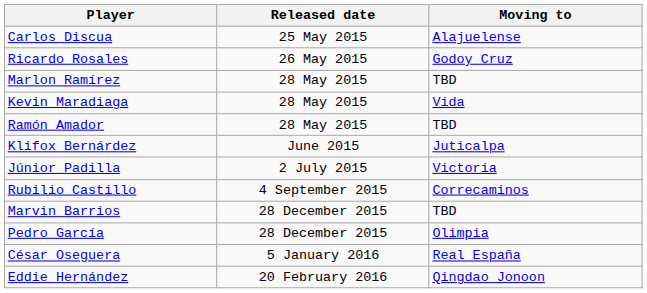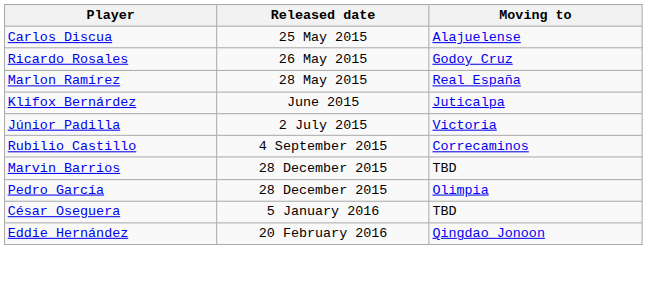(445, 81) TBD -> (477, 81) Real España
- row: (68, 103)
- row: (56, 125)
(477, 255) Real España -> (445, 212) TBD
